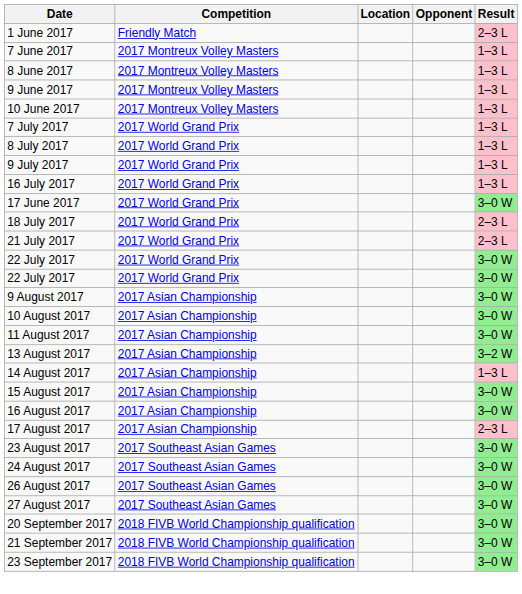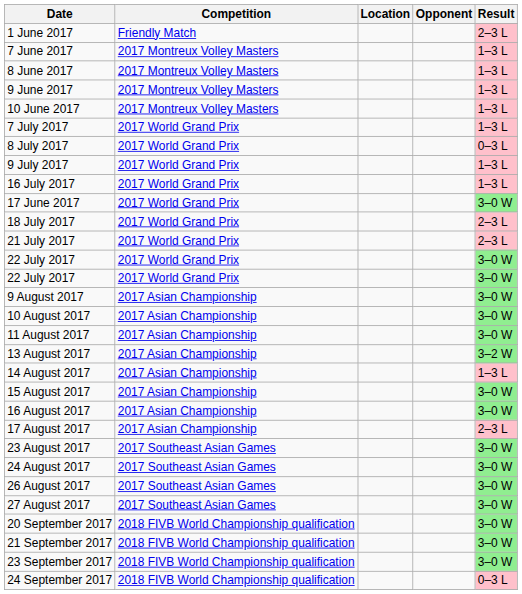(493, 146) 1–3 L -> (493, 146) 0–3 L
+ row: (60, 581)
